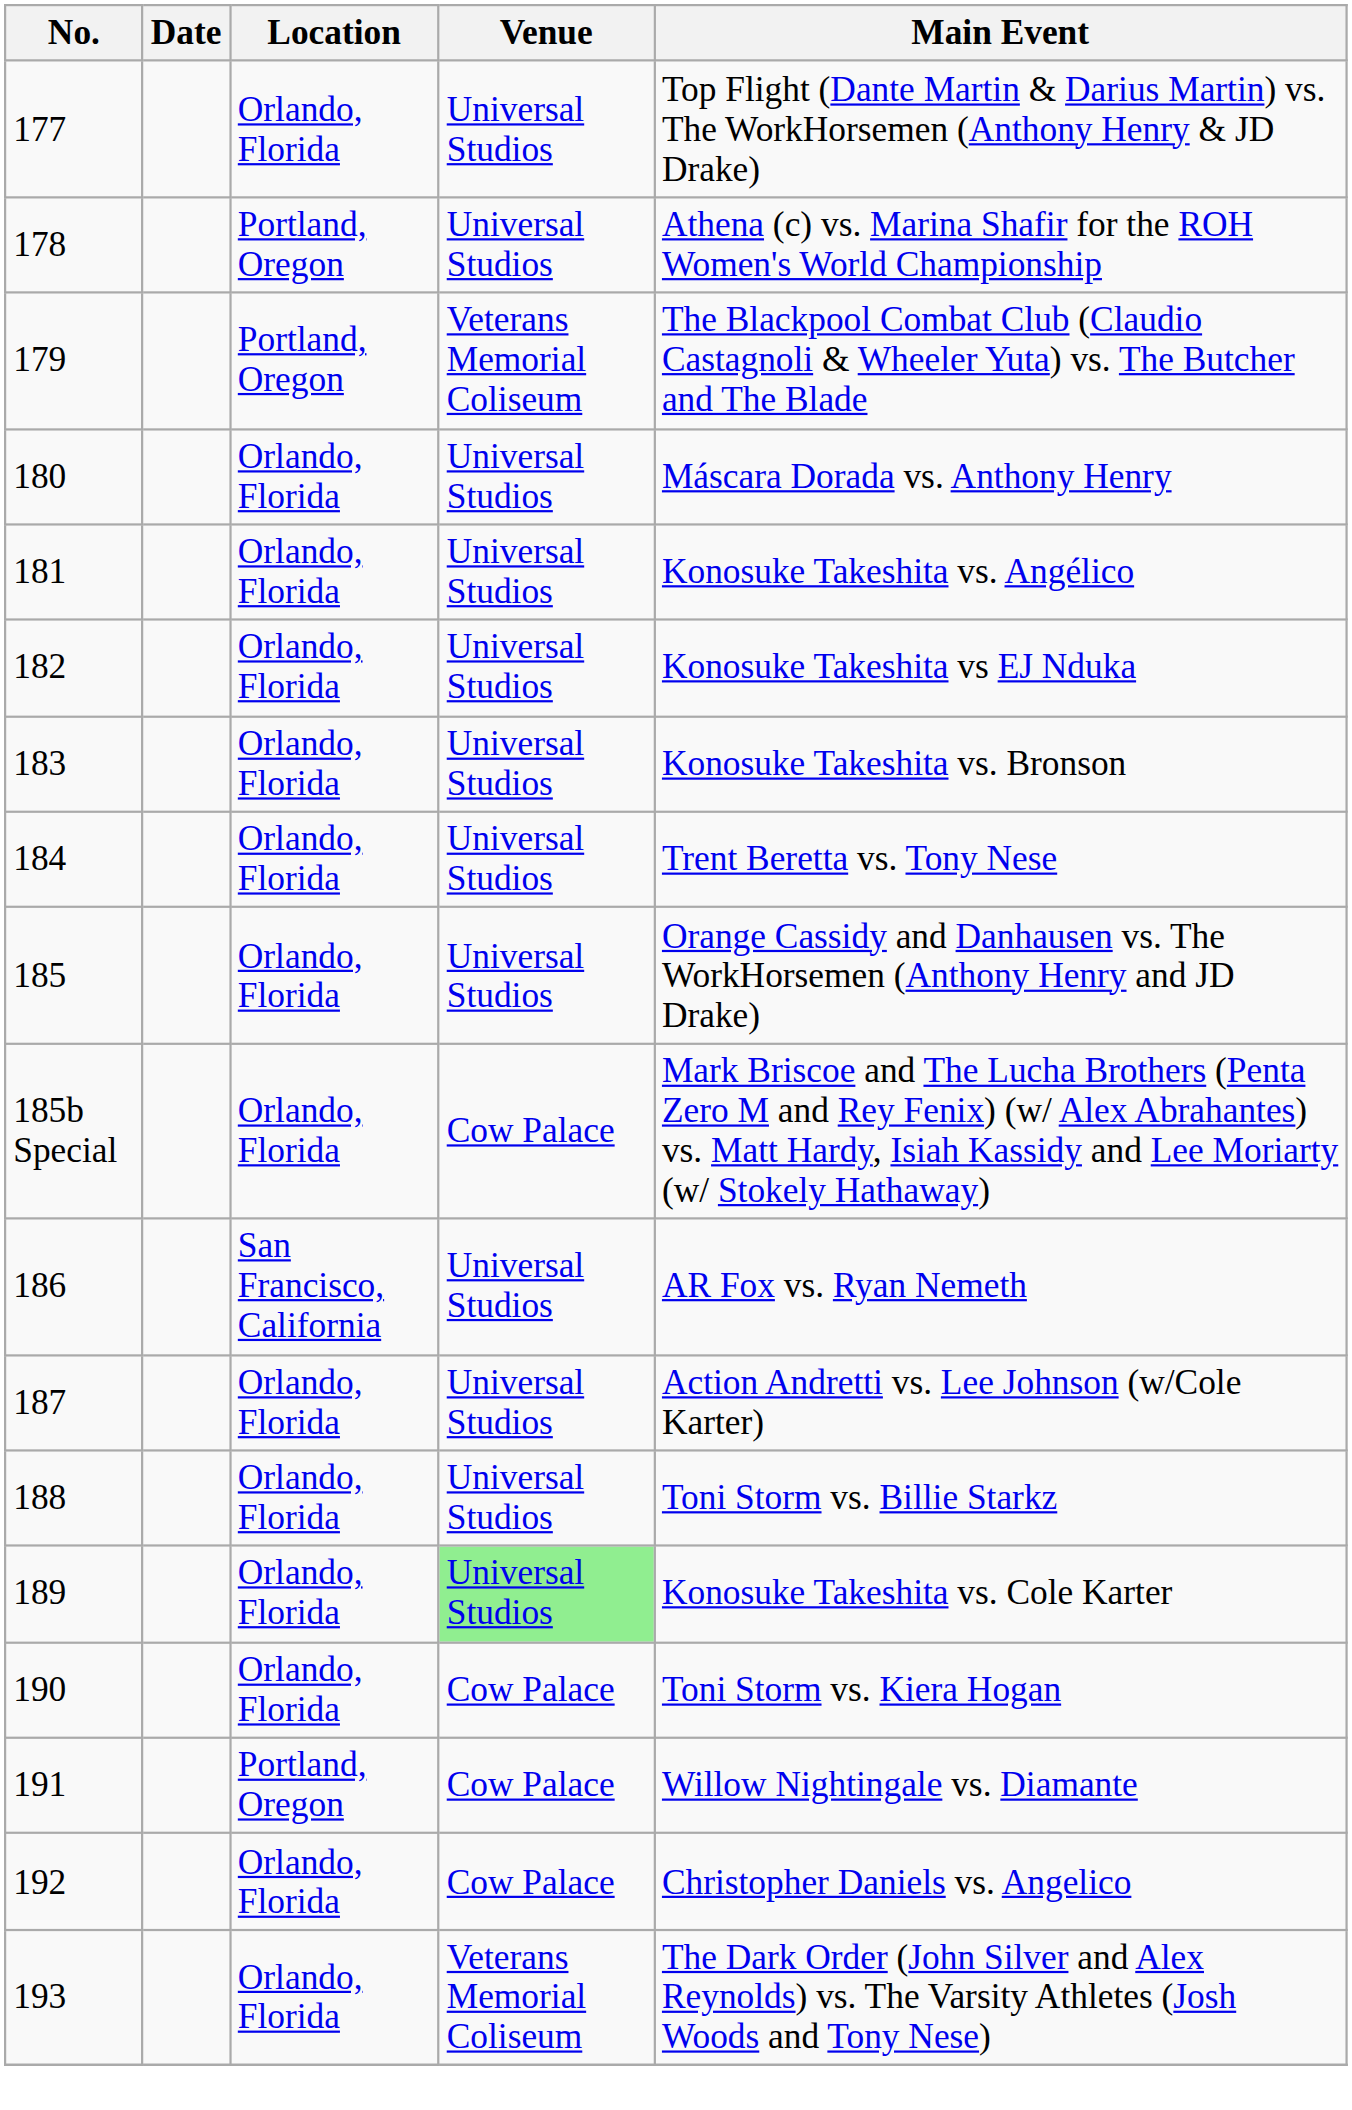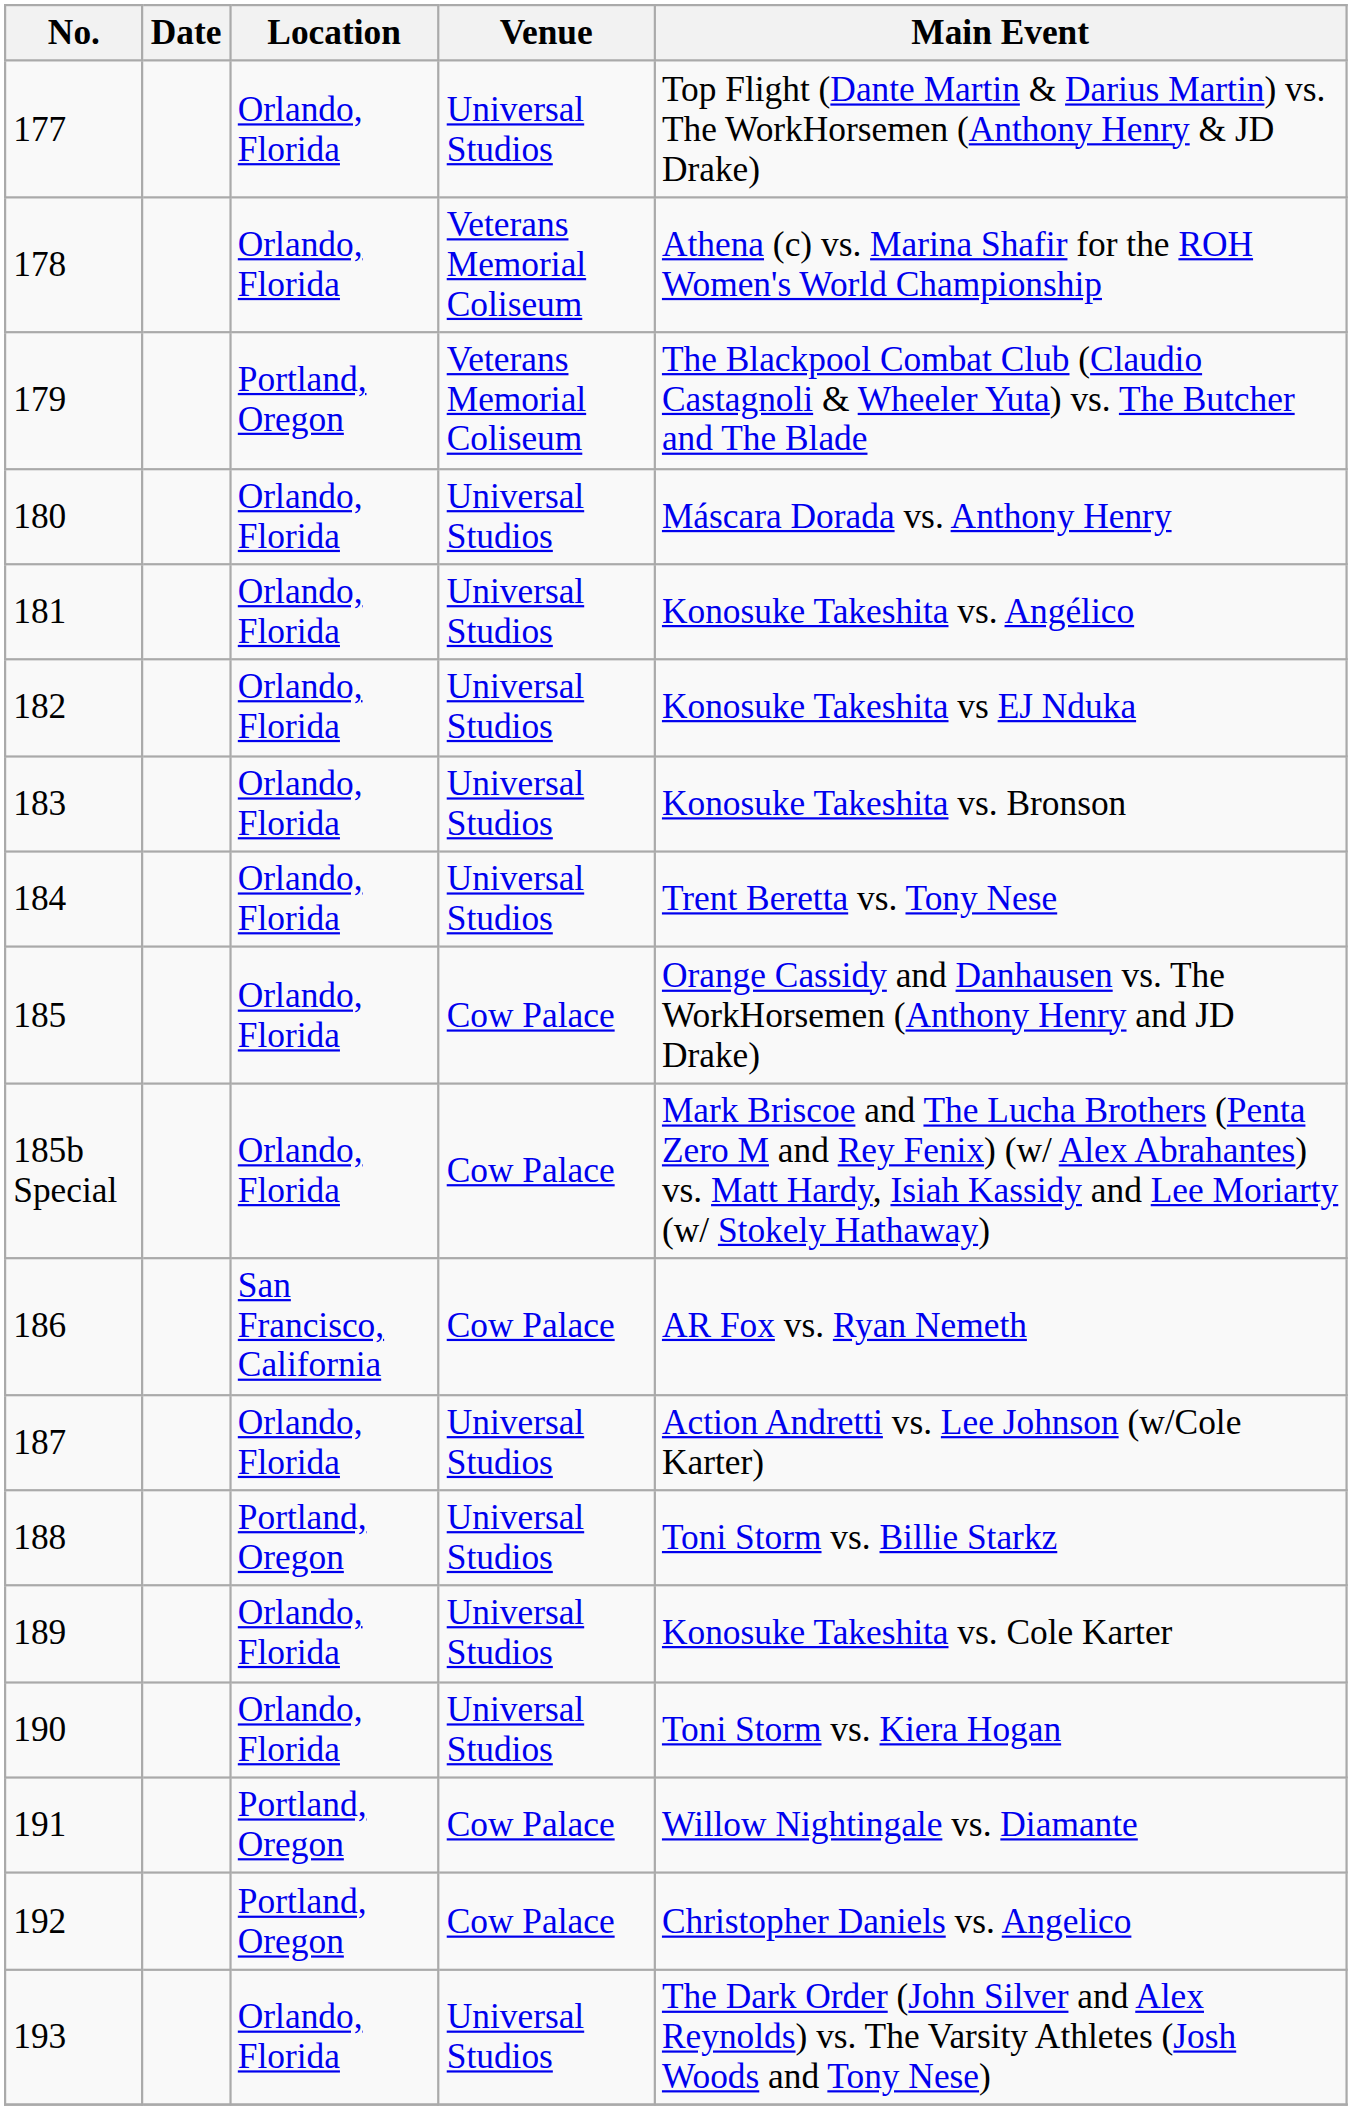(302, 244) Portland, Oregon -> (300, 264) Orlando, Florida
(515, 244) Universal Studios -> (516, 264) Veterans Memorial Coliseum
(515, 974) Universal Studios -> (531, 1014) Cow Palace
(515, 1285) Universal Studios -> (531, 1325) Cow Palace
(300, 1497) Orlando, Florida -> (302, 1537) Portland, Oregon
(515, 1593) lightgreen background -> (515, 1633) no background
(531, 1689) Cow Palace -> (515, 1728) Universal Studios
(300, 1880) Orlando, Florida -> (302, 1920) Portland, Oregon
(516, 1996) Veterans Memorial Coliseum -> (515, 2036) Universal Studios
